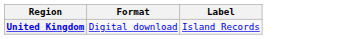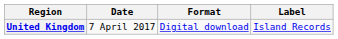+ column: (122, 12)
